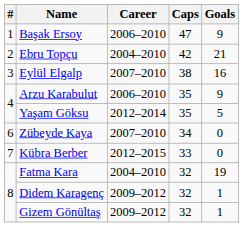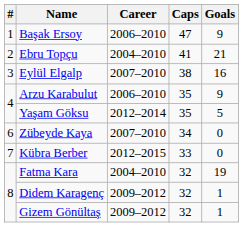(185, 53) 42 -> (185, 53) 41
